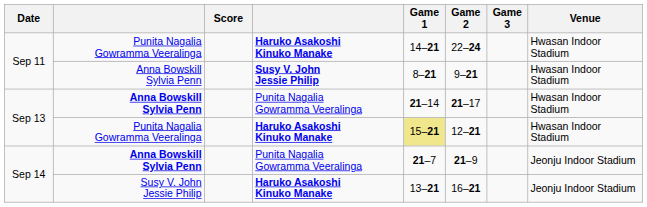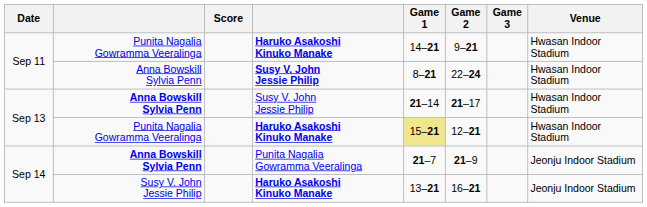(466, 47) 22–24 -> (466, 47) 9–21
(466, 75) 9–21 -> (466, 75) 22–24
(309, 104) Punita Nagalia Gowramma Veeralinga -> (286, 104) Susy V. John Jessie Philip
